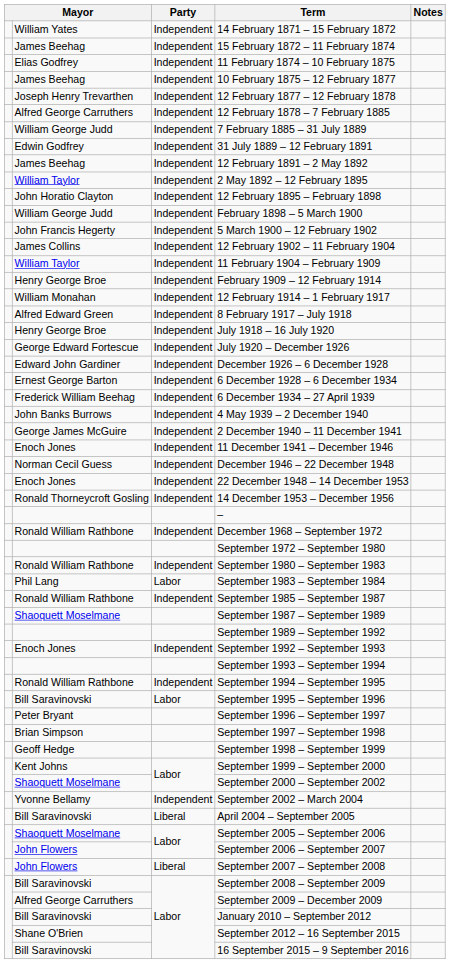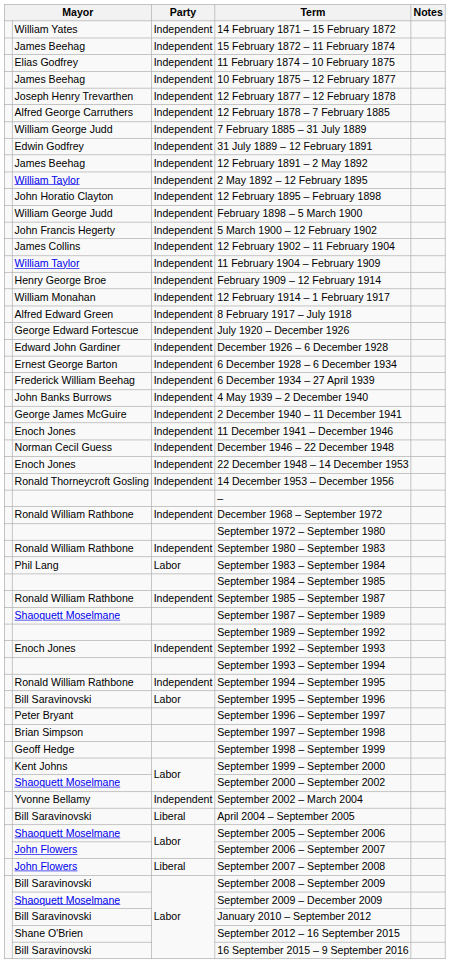- row: (276, 331)
+ row: (301, 582)
(74, 900) Alfred George Carruthers -> (67, 900) Shaoquett Moselmane
